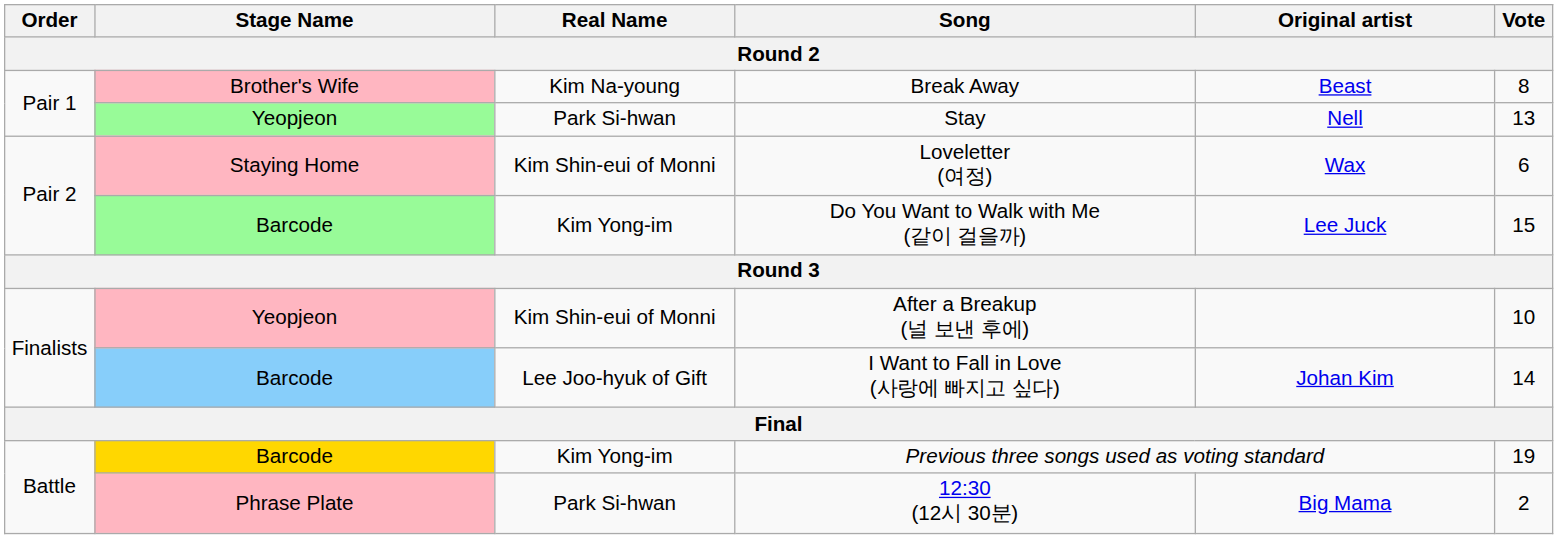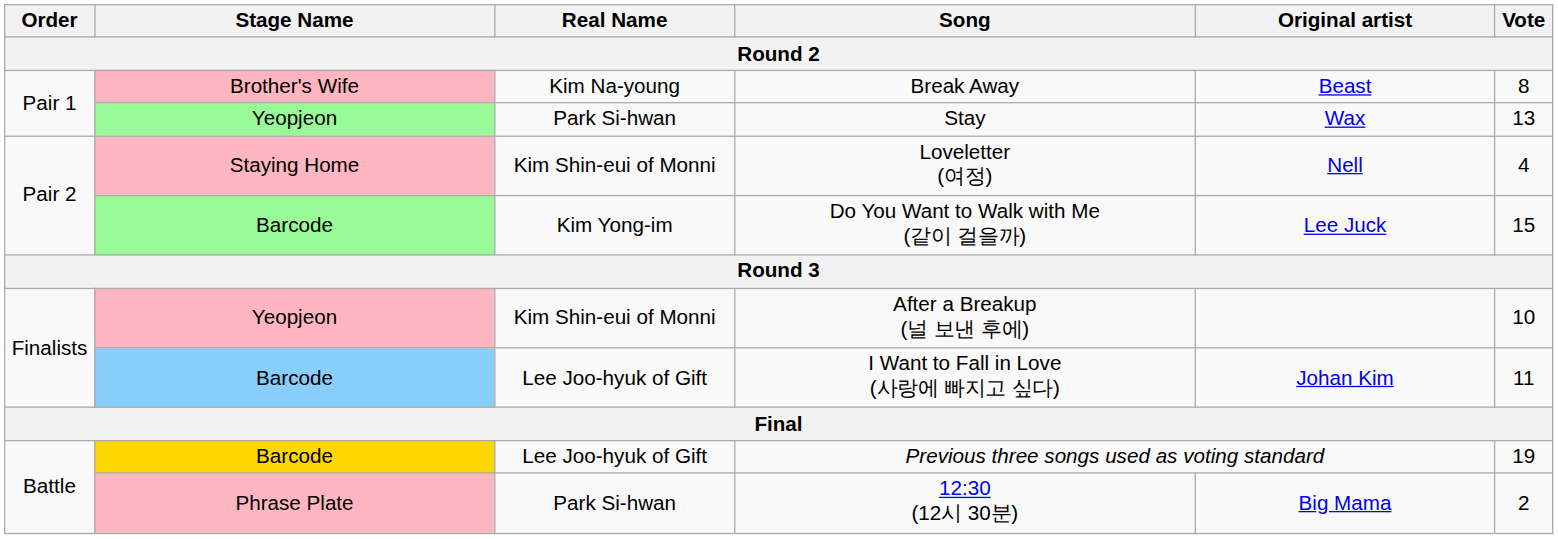(1345, 119) Nell -> (1345, 119) Wax
(1345, 165) Wax -> (1345, 165) Nell
(1524, 165) 6 -> (1524, 165) 4
(1524, 377) 14 -> (1524, 377) 11
(615, 456) Kim Yong-im -> (615, 456) Lee Joo-hyuk of Gift
